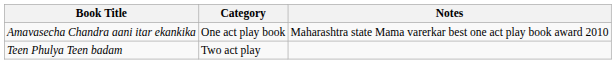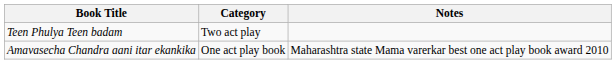rows swapped: (101, 31) <-> (65, 50)
